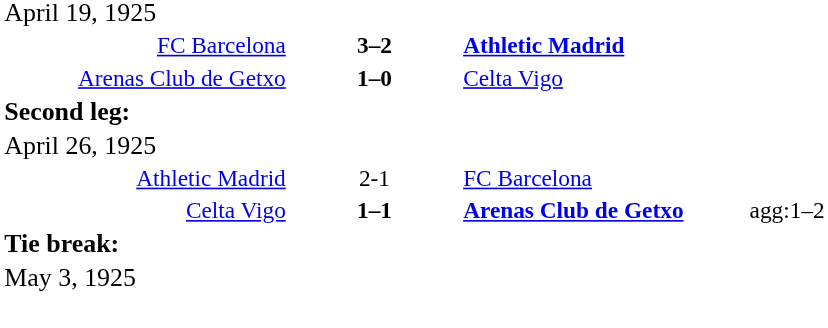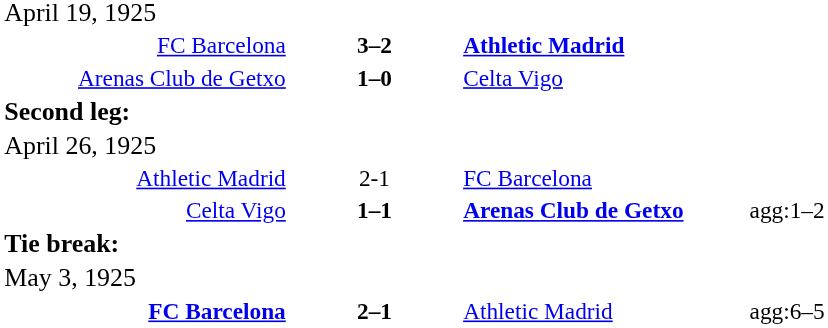+ row: (217, 311)
